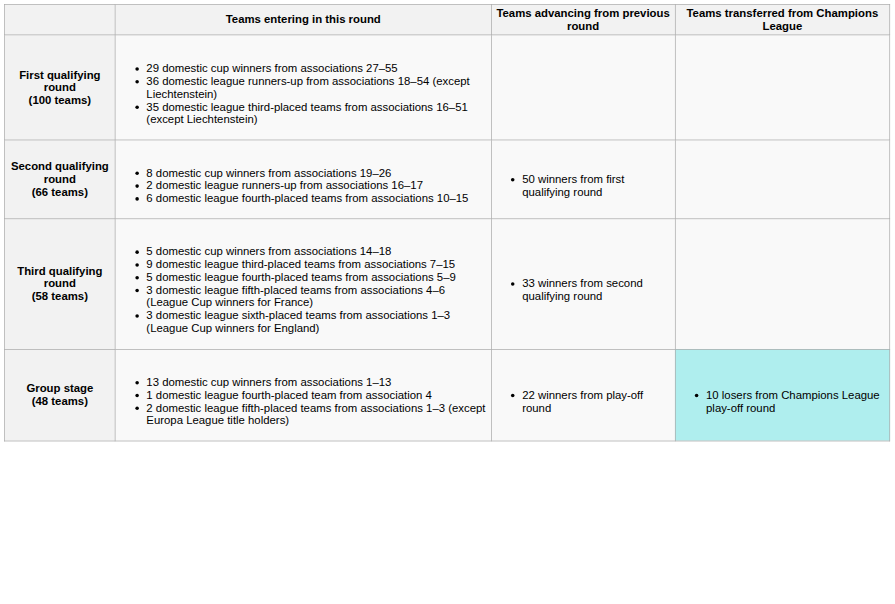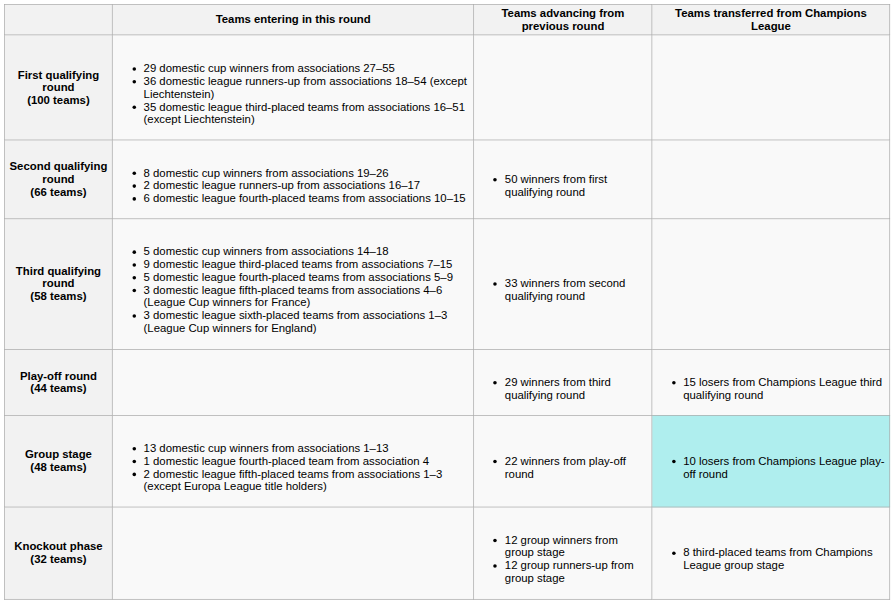+ row: (58, 382)
+ row: (58, 553)
